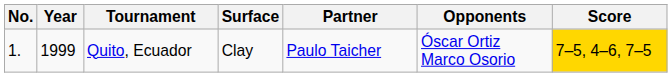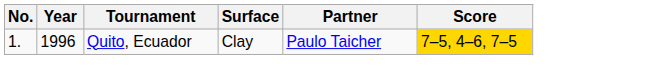- column: (485, 16)
(58, 50) 1999 -> (58, 41) 1996
